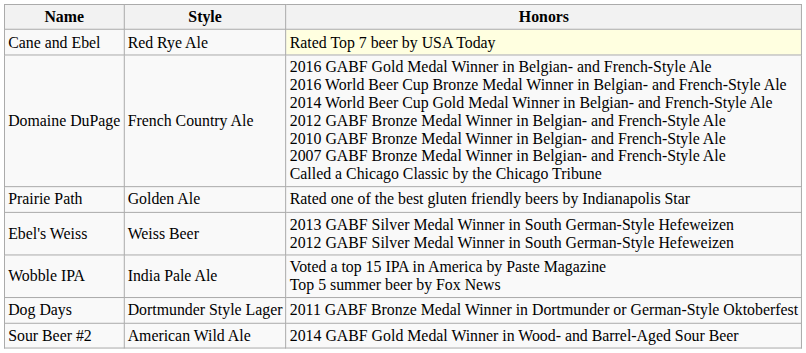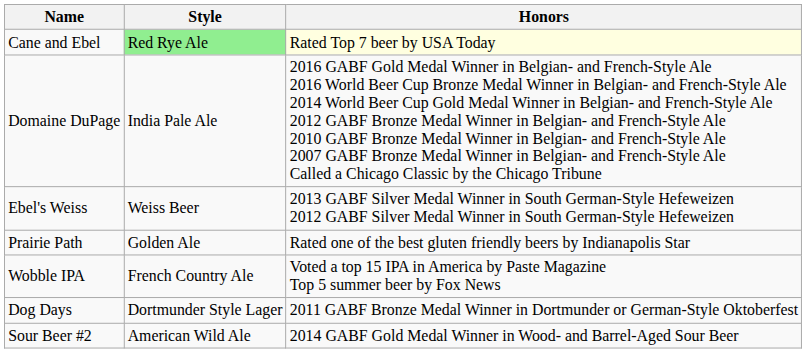(168, 42) no background -> (168, 42) lightgreen background
(191, 120) French Country Ale -> (172, 120) India Pale Ale
rows swapped: (48, 233) <-> (45, 199)
(172, 276) India Pale Ale -> (191, 276) French Country Ale
